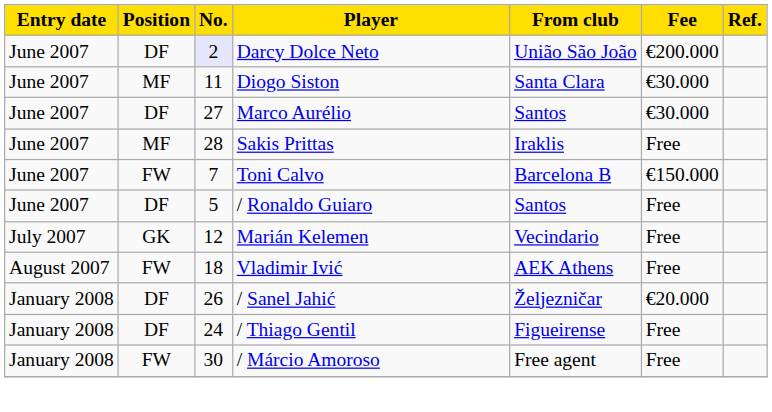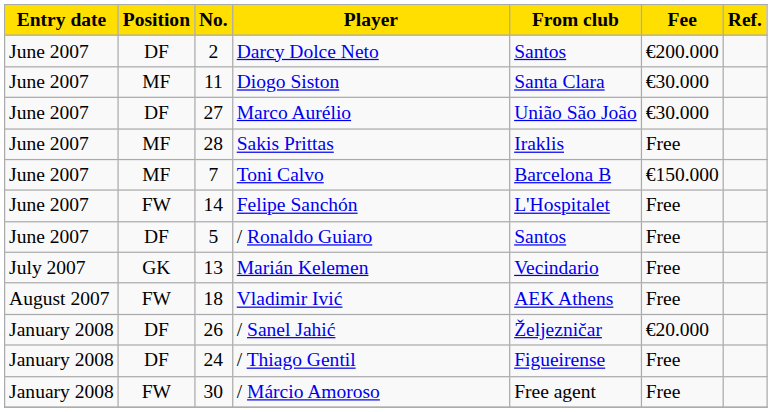(213, 50) lavender background -> (213, 50) no background
(575, 50) União São João -> (540, 50) Santos
(540, 112) Santos -> (575, 112) União São João
(156, 174) FW -> (156, 174) MF
+ row: (297, 205)
(213, 236) 12 -> (213, 267) 13
